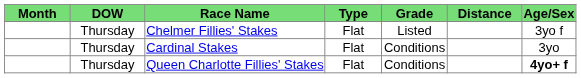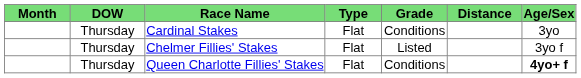rows swapped: (192, 47) <-> (212, 30)
